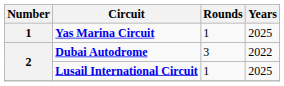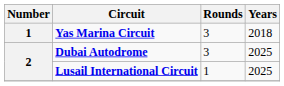(206, 33) 1 -> (206, 33) 3
(260, 33) 2025 -> (260, 33) 2018
(260, 52) 2022 -> (260, 52) 2025
